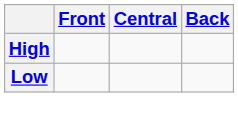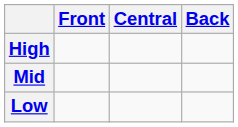+ row: (29, 77)
